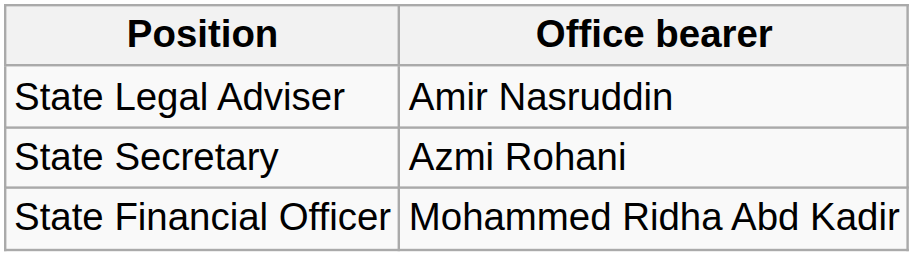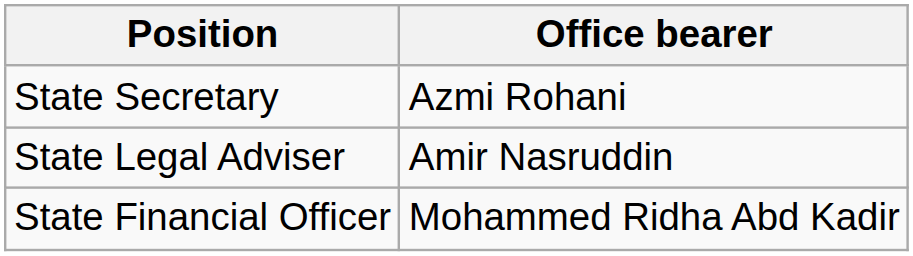rows swapped: (146, 156) <-> (180, 95)
